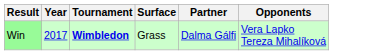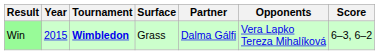+ column: (352, 12)
(56, 35) 2017 -> (56, 35) 2015
